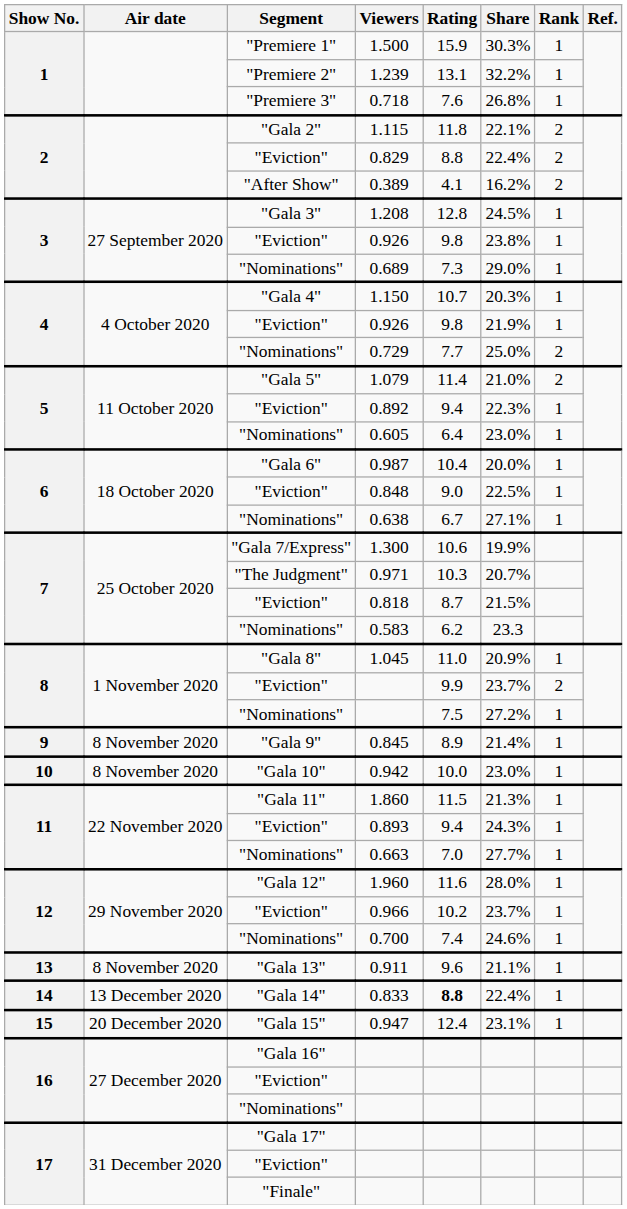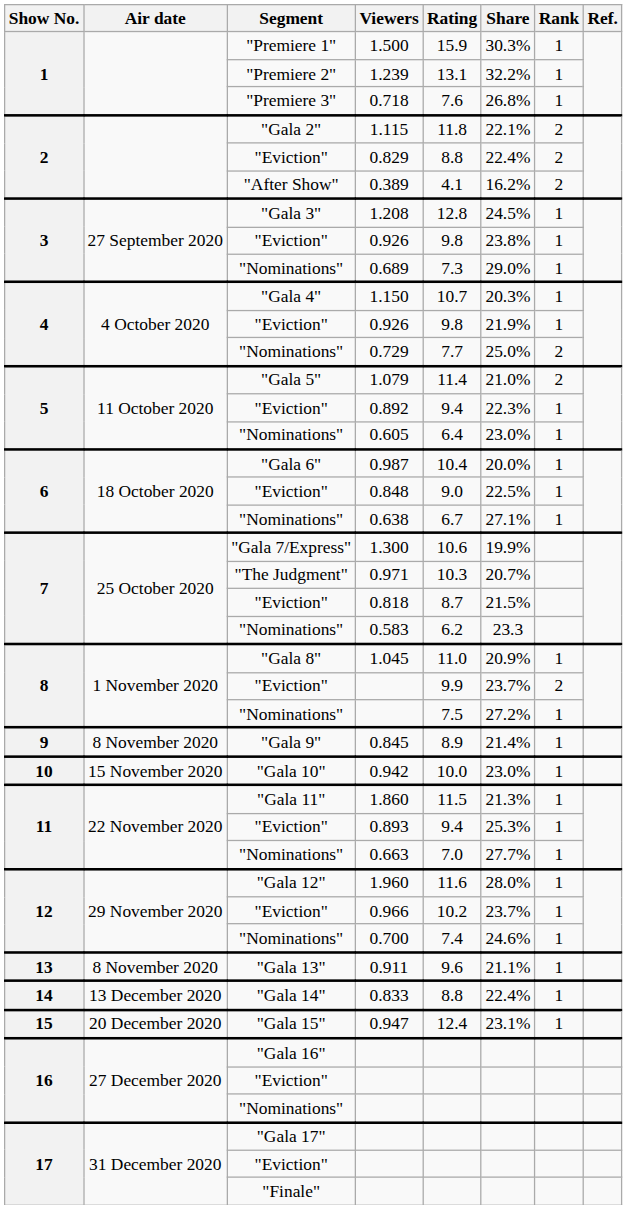(155, 770) 8 November 2020 -> (155, 770) 15 November 2020
(508, 827) 24.3% -> (508, 827) 25.3%
(452, 995) bold -> (452, 995) normal
